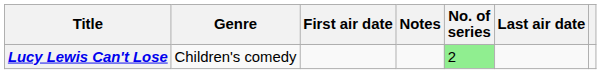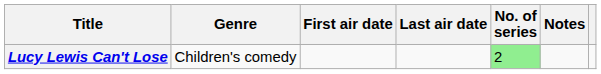columns swapped: (541, 24) <-> (420, 24)
